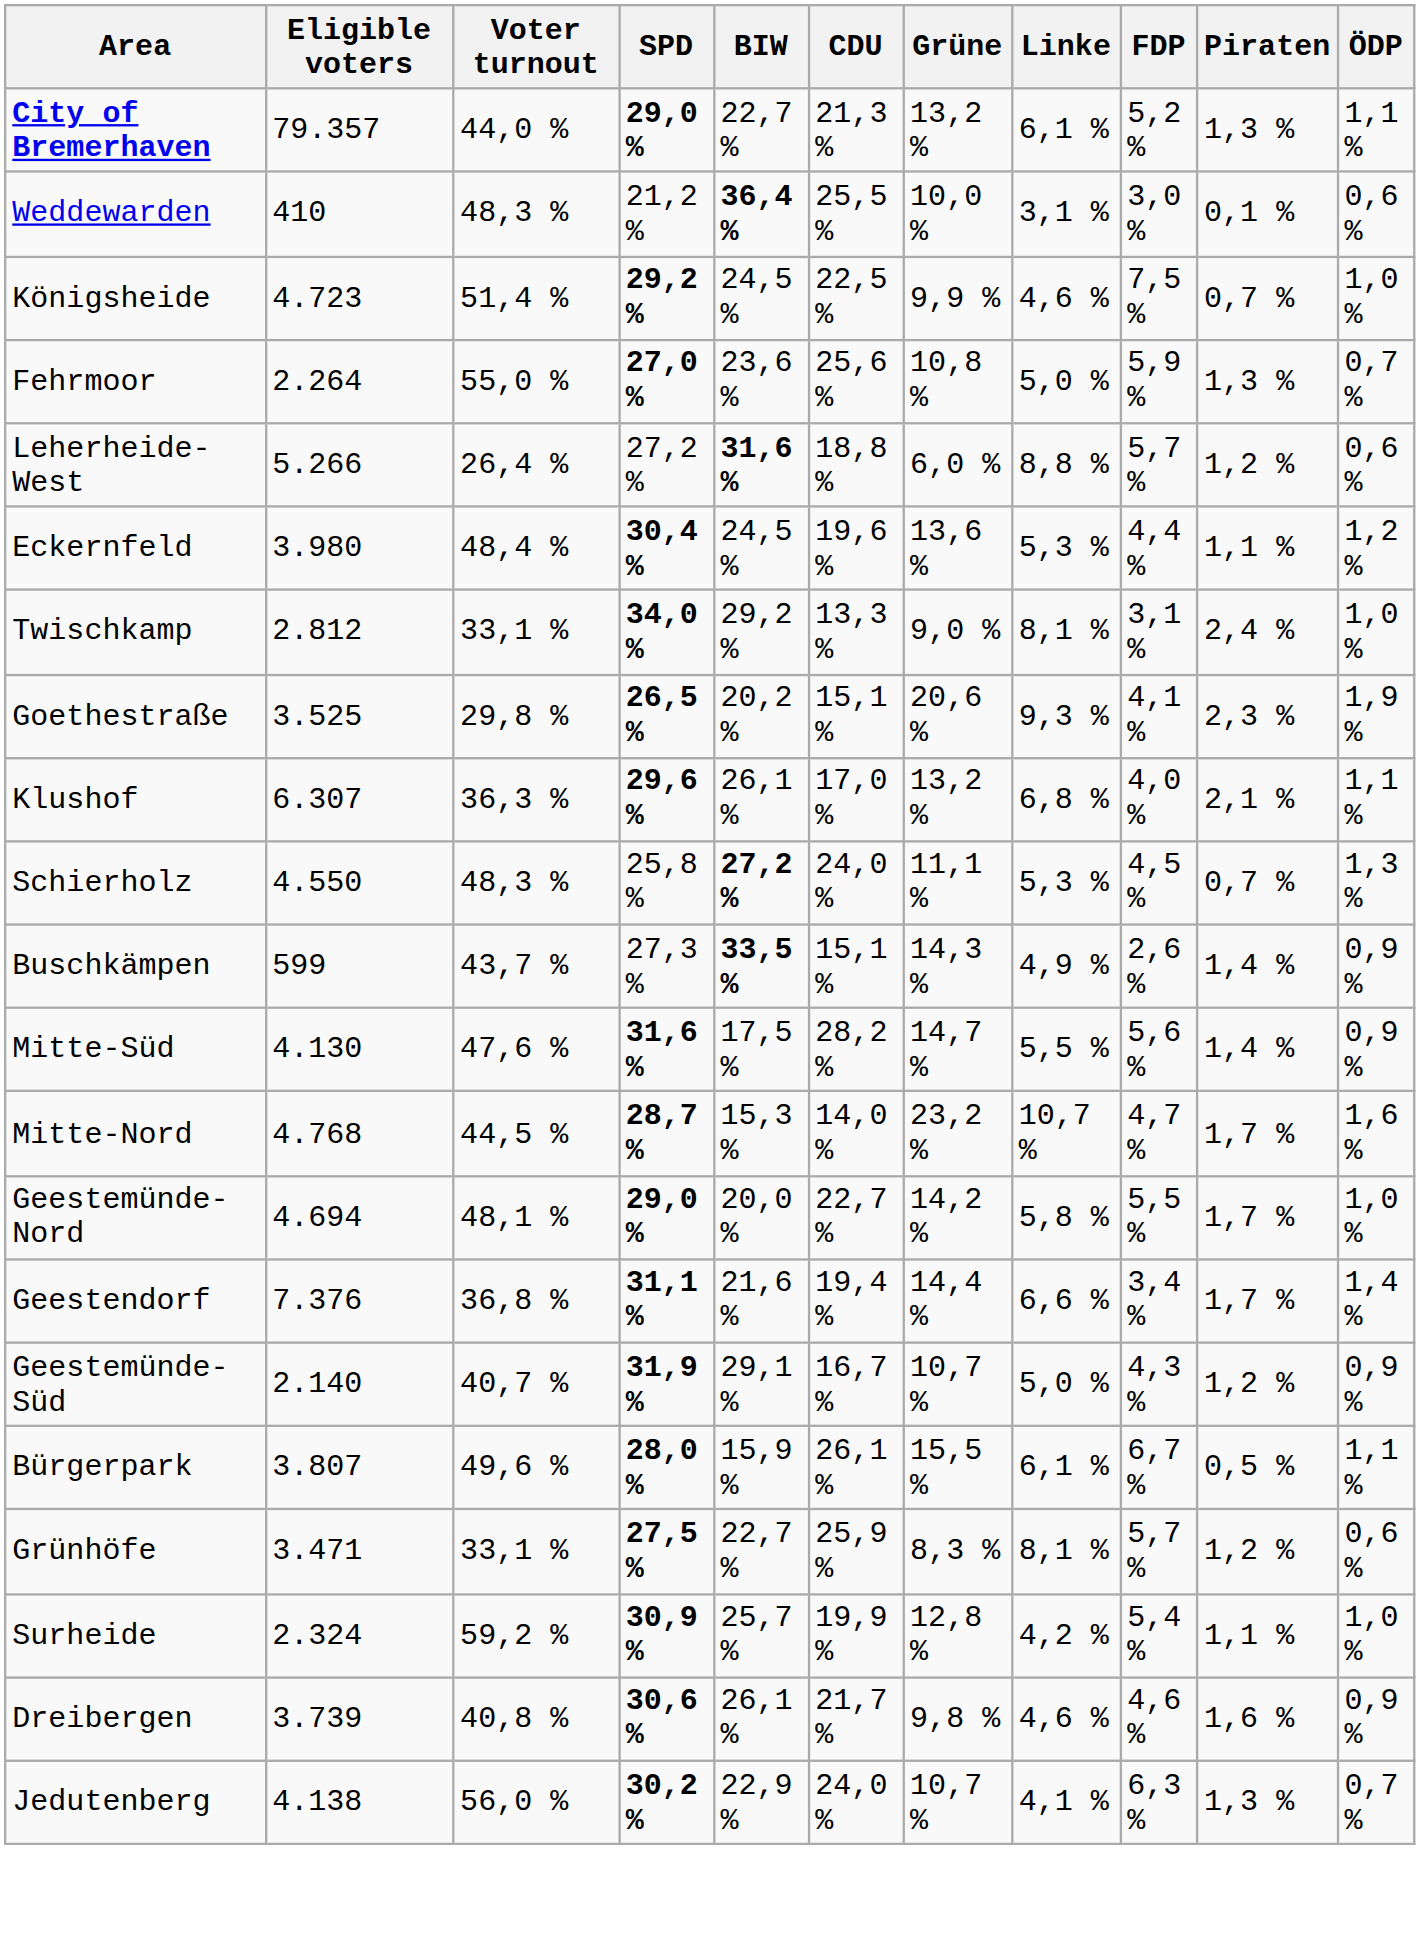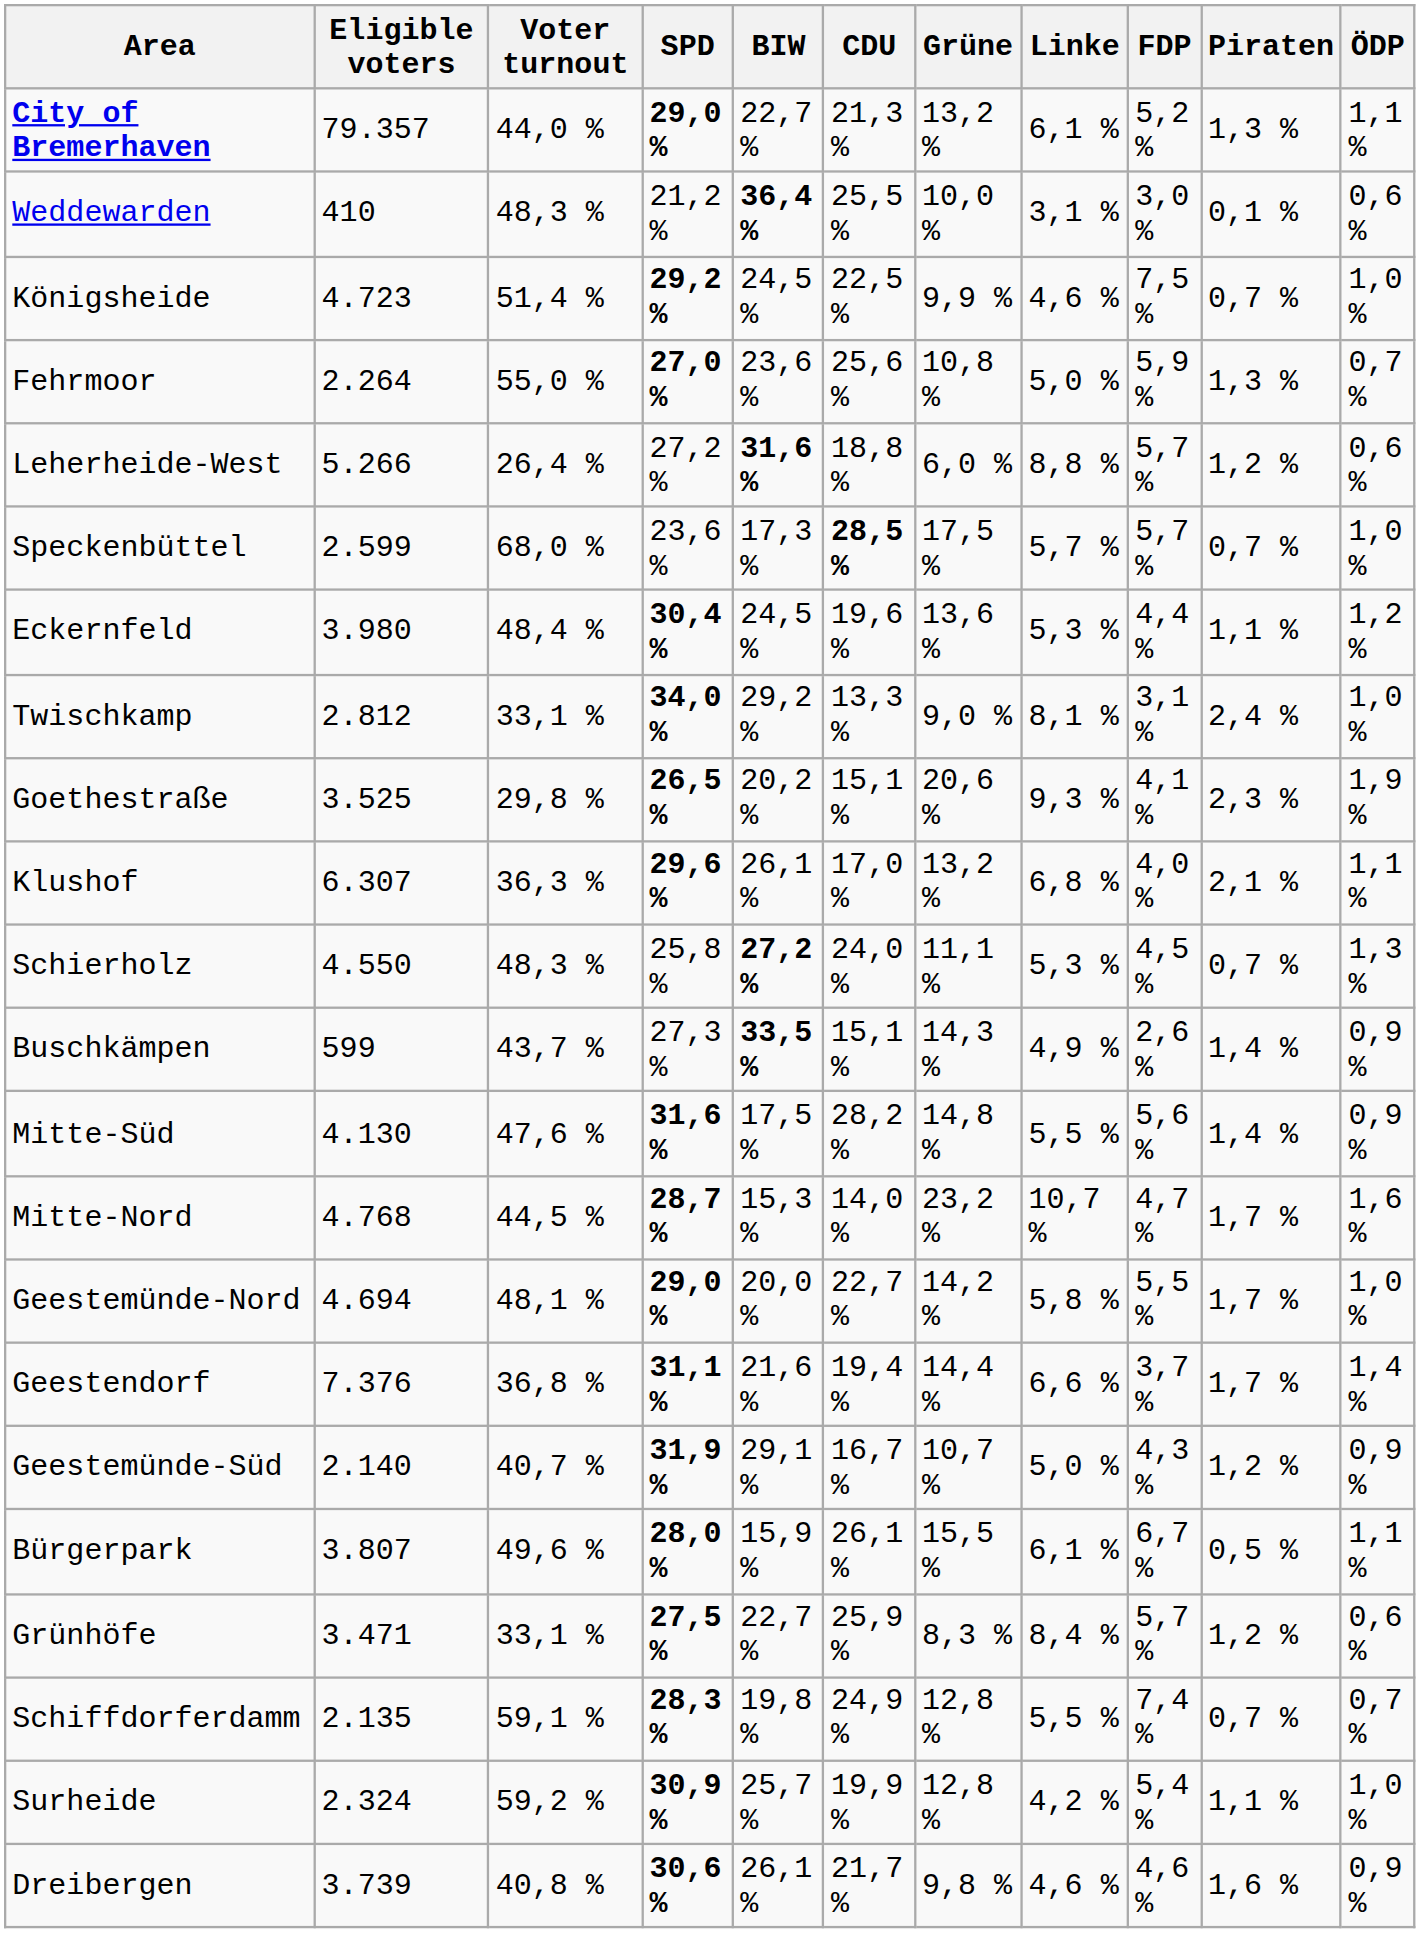+ row: (129, 549)
(946, 1050) 14,7 % -> (958, 1134) 14,8 %
(1154, 1301) 3,4 % -> (1162, 1384) 3,7 %
(1064, 1552) 8,1 % -> (1074, 1635) 8,4 %
+ row: (156, 1719)
- row: (111, 1802)
